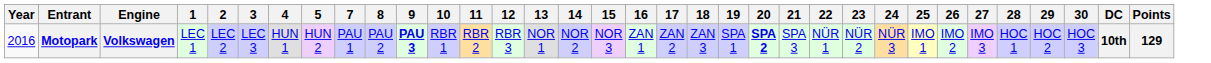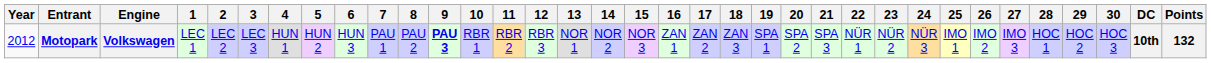+ column: (351, 14)
(21, 41) 2016 -> (21, 41) 2012
(764, 41) bold -> (796, 41) normal
(1152, 41) 129 -> (1184, 41) 132
